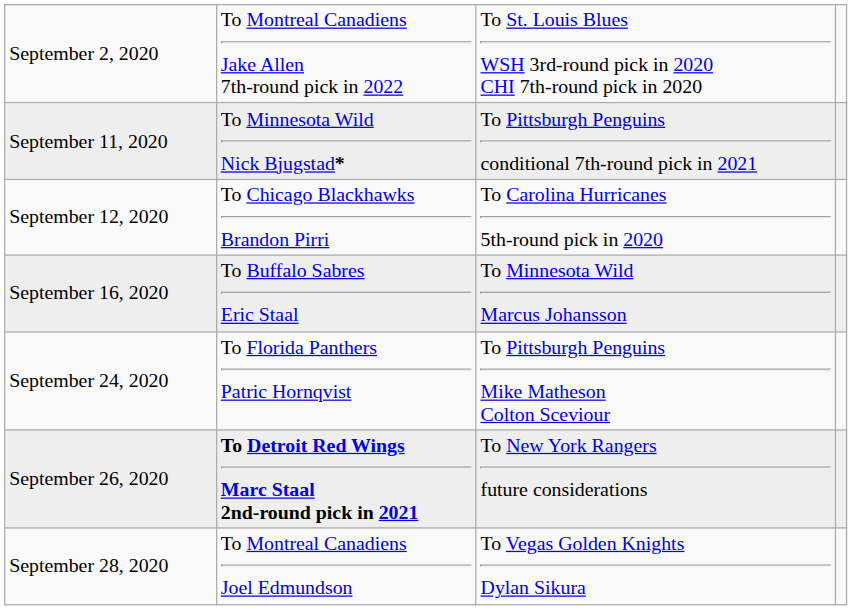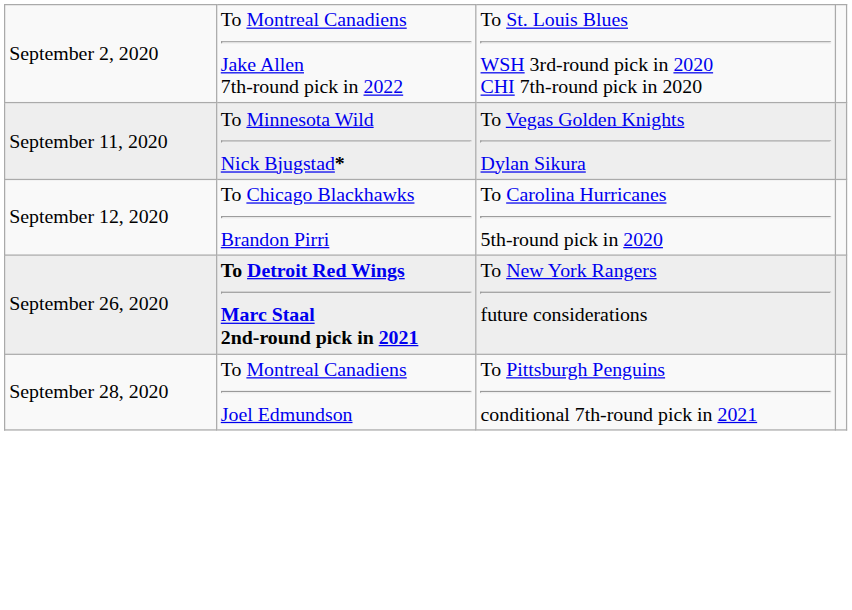(656, 140) To Pittsburgh Penguins conditional 7th-round pick in 2021 -> (656, 140) To Vegas Golden Knights Dylan Sikura
- row: (89, 293)
- row: (89, 380)
(656, 566) To Vegas Golden Knights Dylan Sikura -> (656, 391) To Pittsburgh Penguins conditional 7th-round pick in 2021
